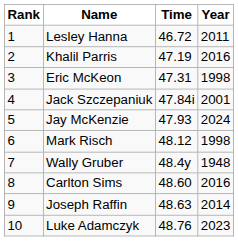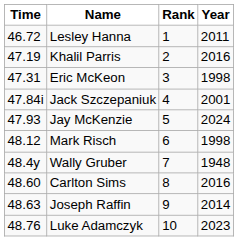columns swapped: (24, 15) <-> (177, 15)
